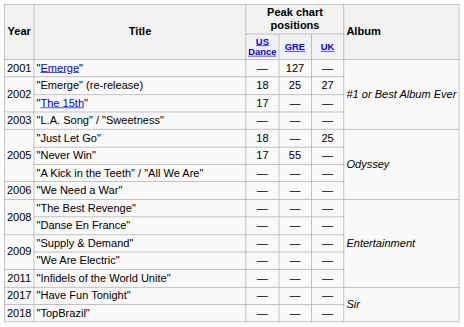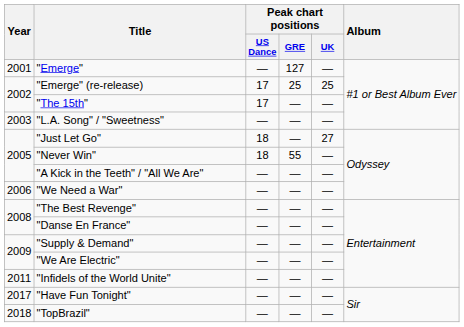(262, 85) 18 -> (262, 85) 17
(328, 85) 27 -> (328, 85) 25
(328, 138) 25 -> (328, 138) 27
(262, 155) 17 -> (262, 155) 18
